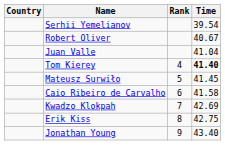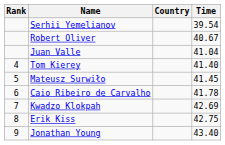columns swapped: (180, 11) <-> (24, 11)
(206, 65) bold -> (206, 65) normal
(206, 92) 41.58 -> (206, 92) 41.78
